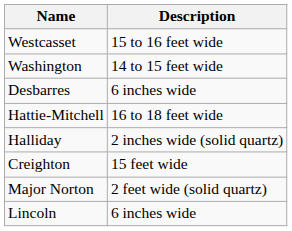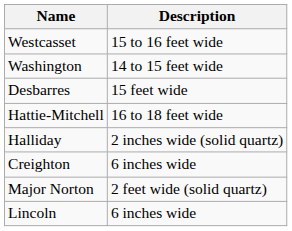(154, 90) 6 inches wide -> (149, 90) 15 feet wide
(149, 164) 15 feet wide -> (154, 164) 6 inches wide
